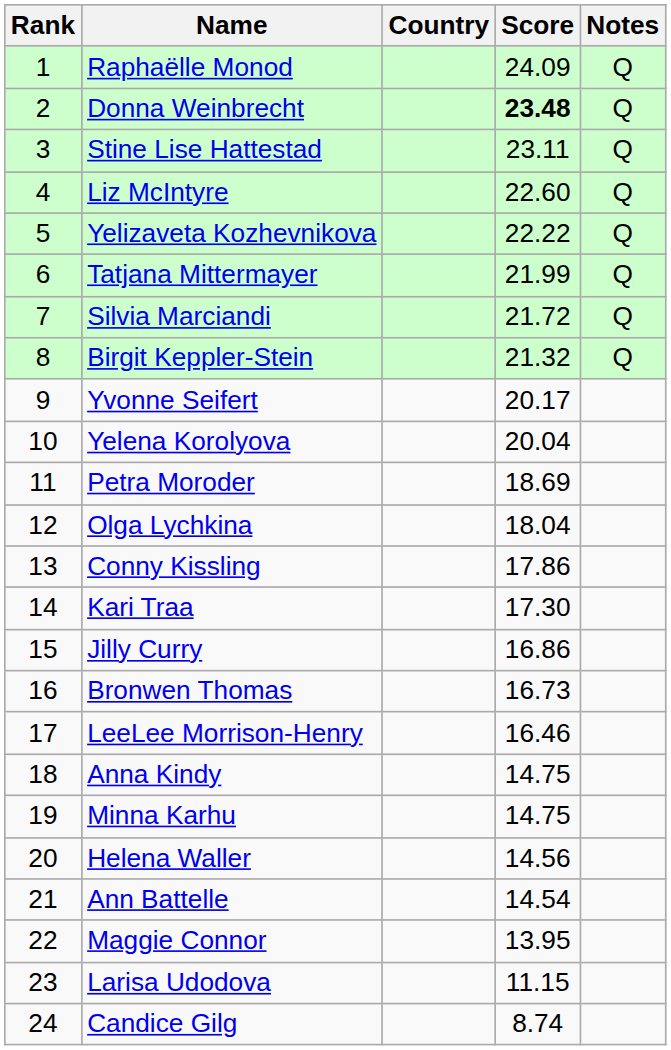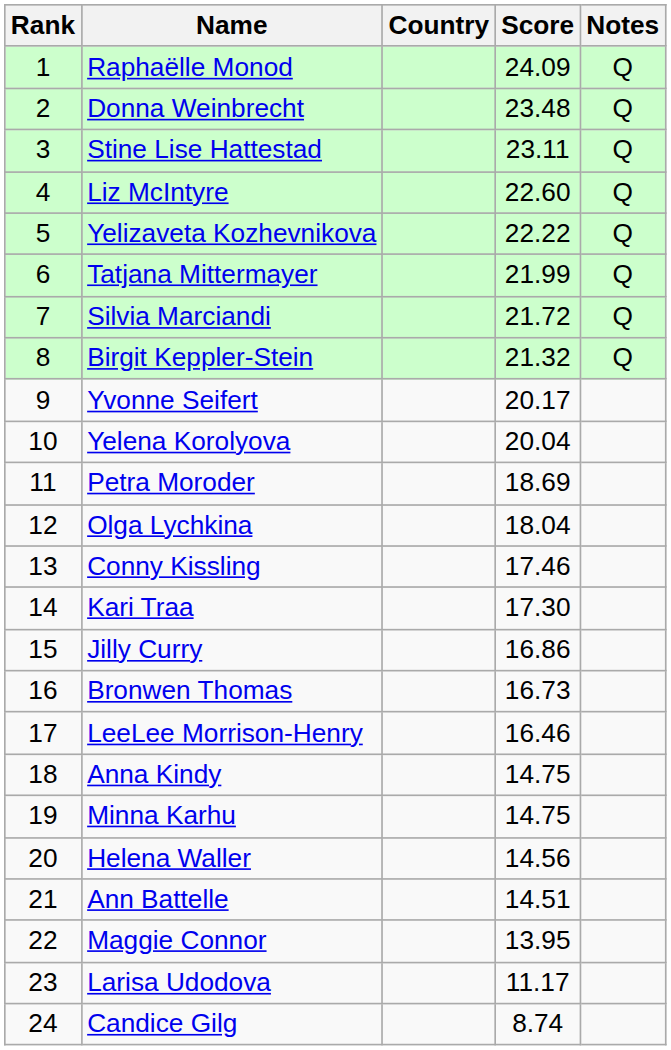(538, 108) bold -> (538, 108) normal
(538, 566) 17.86 -> (538, 566) 17.46
(538, 899) 14.54 -> (538, 899) 14.51
(538, 982) 11.15 -> (538, 982) 11.17
